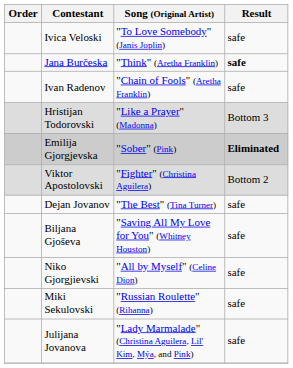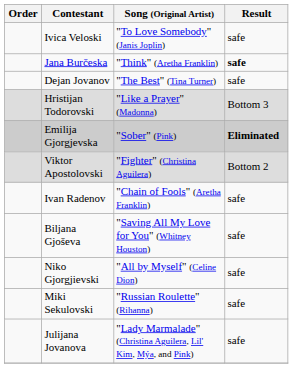rows swapped: (77, 204) <-> (75, 87)
